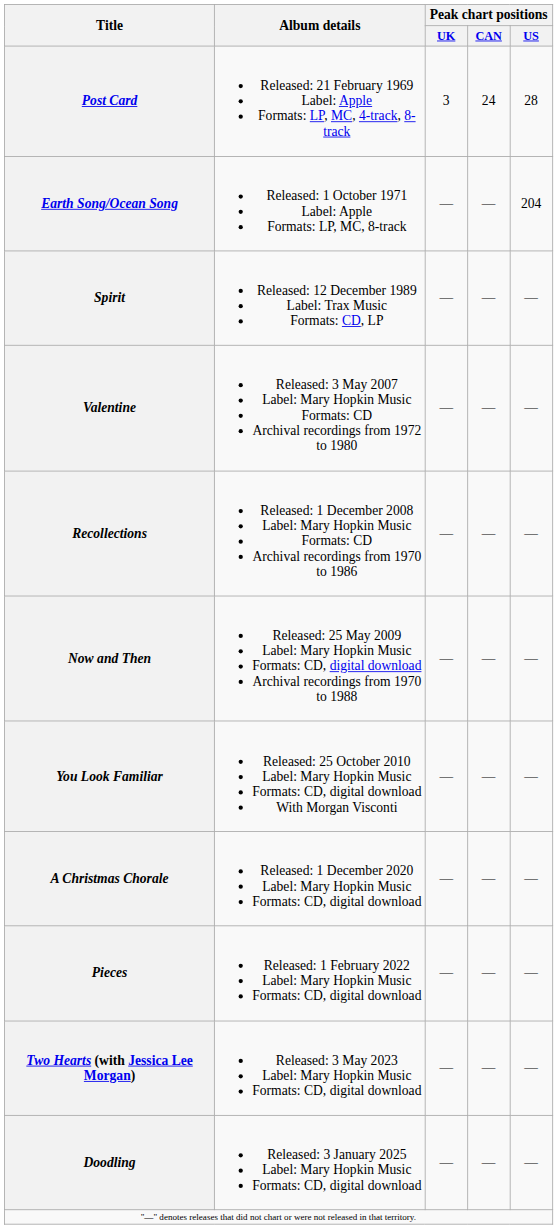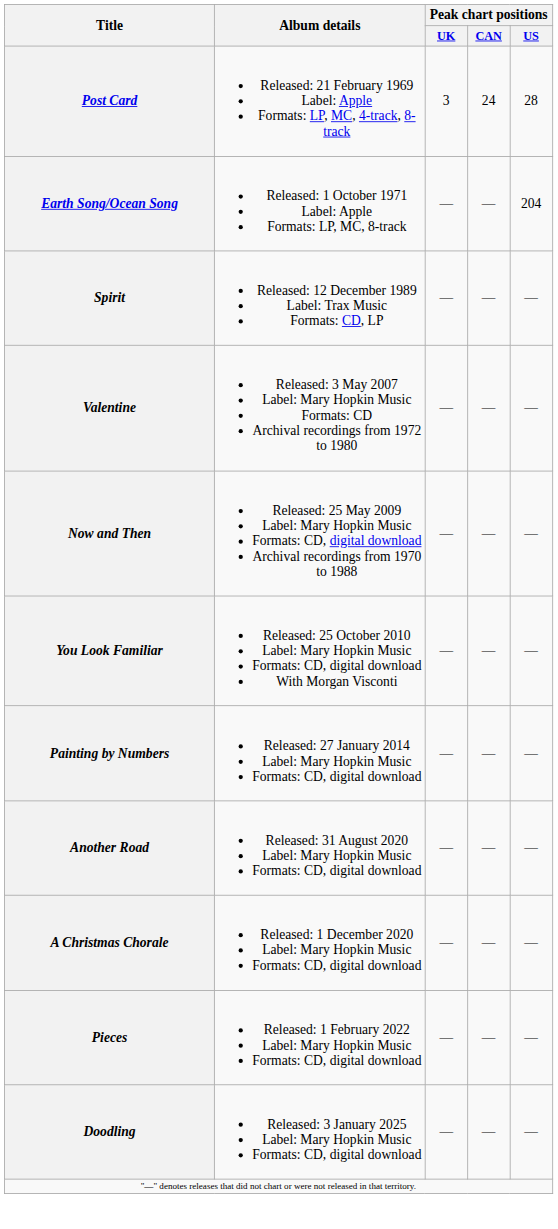- row: (110, 533)
+ row: (110, 753)
+ row: (110, 848)
- row: (110, 1068)
